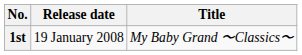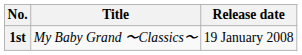columns swapped: (212, 15) <-> (79, 15)
